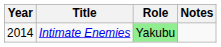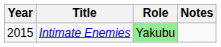(20, 32) 2014 -> (20, 32) 2015
